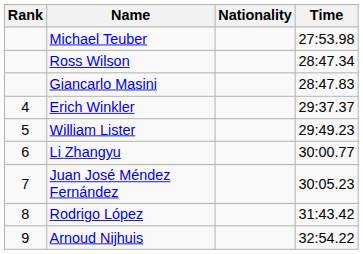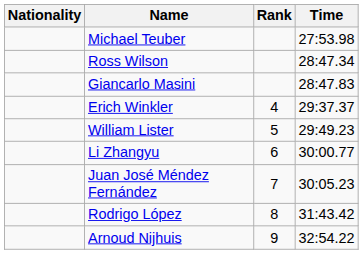columns swapped: (25, 15) <-> (255, 15)
